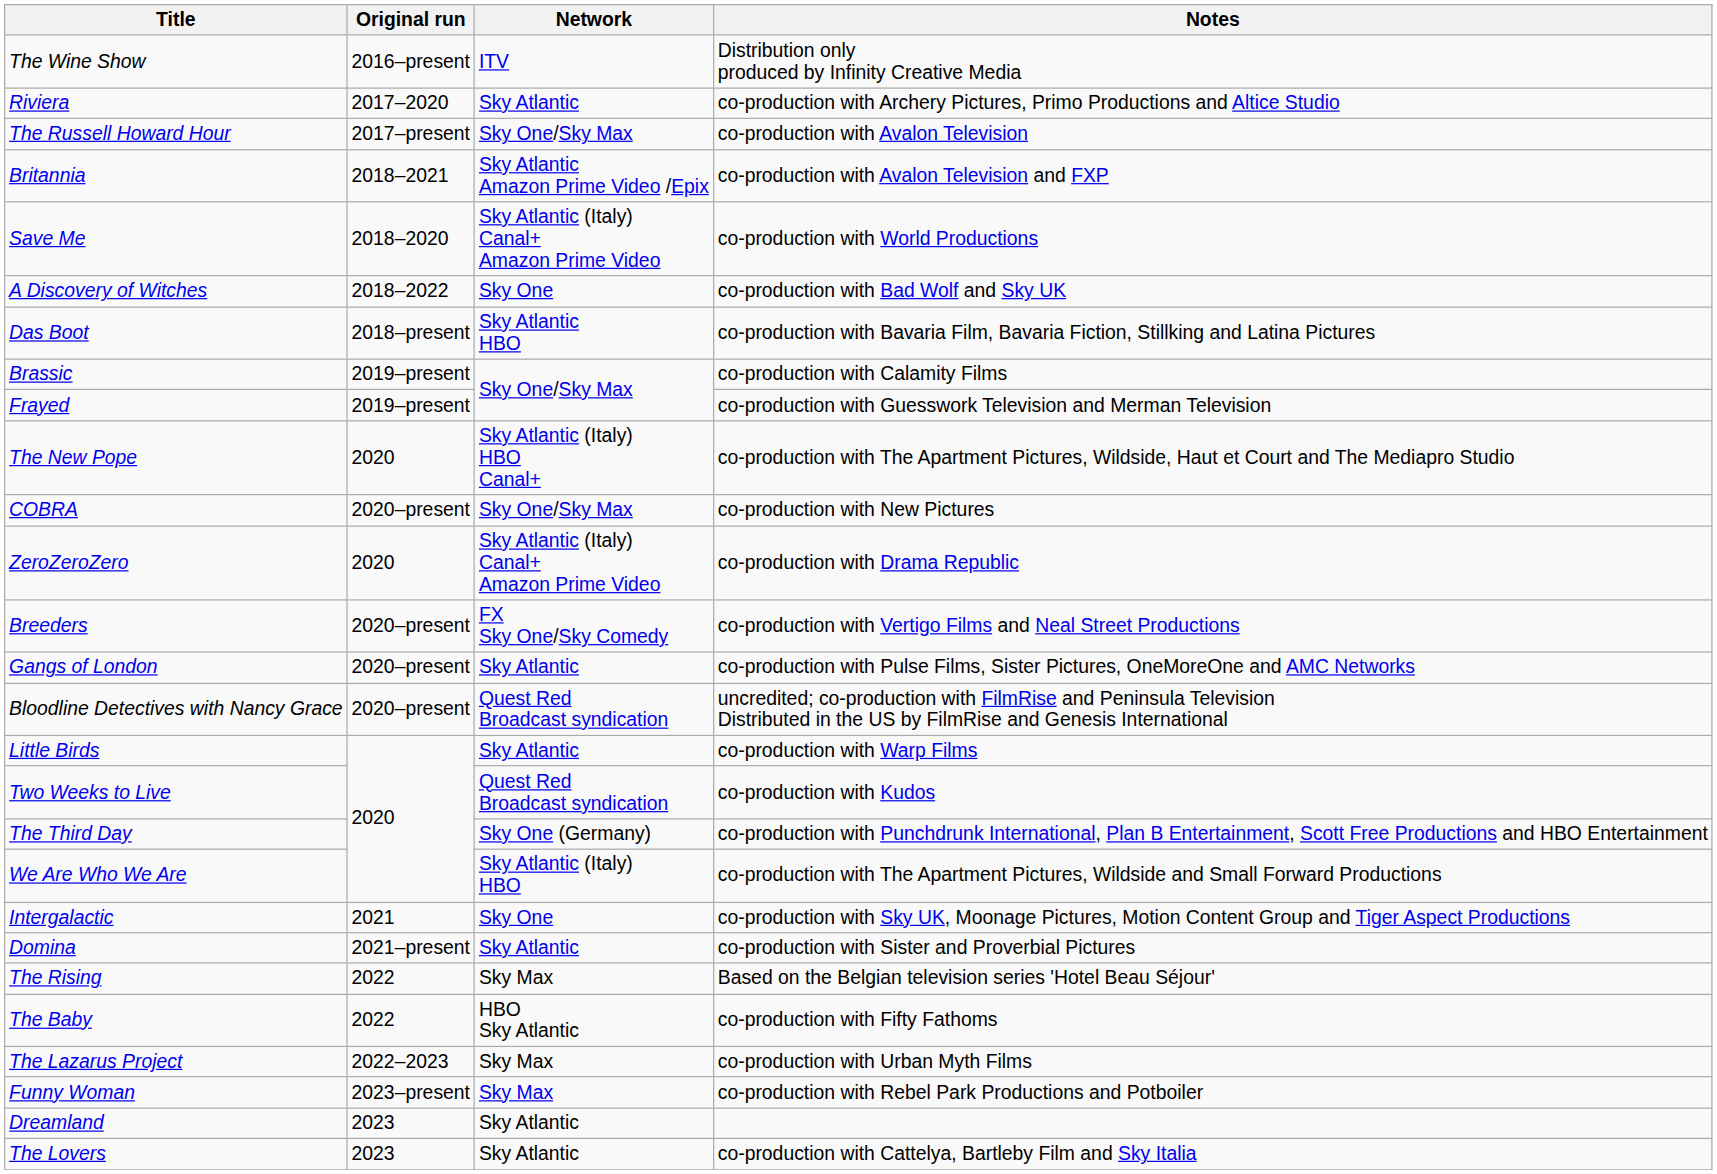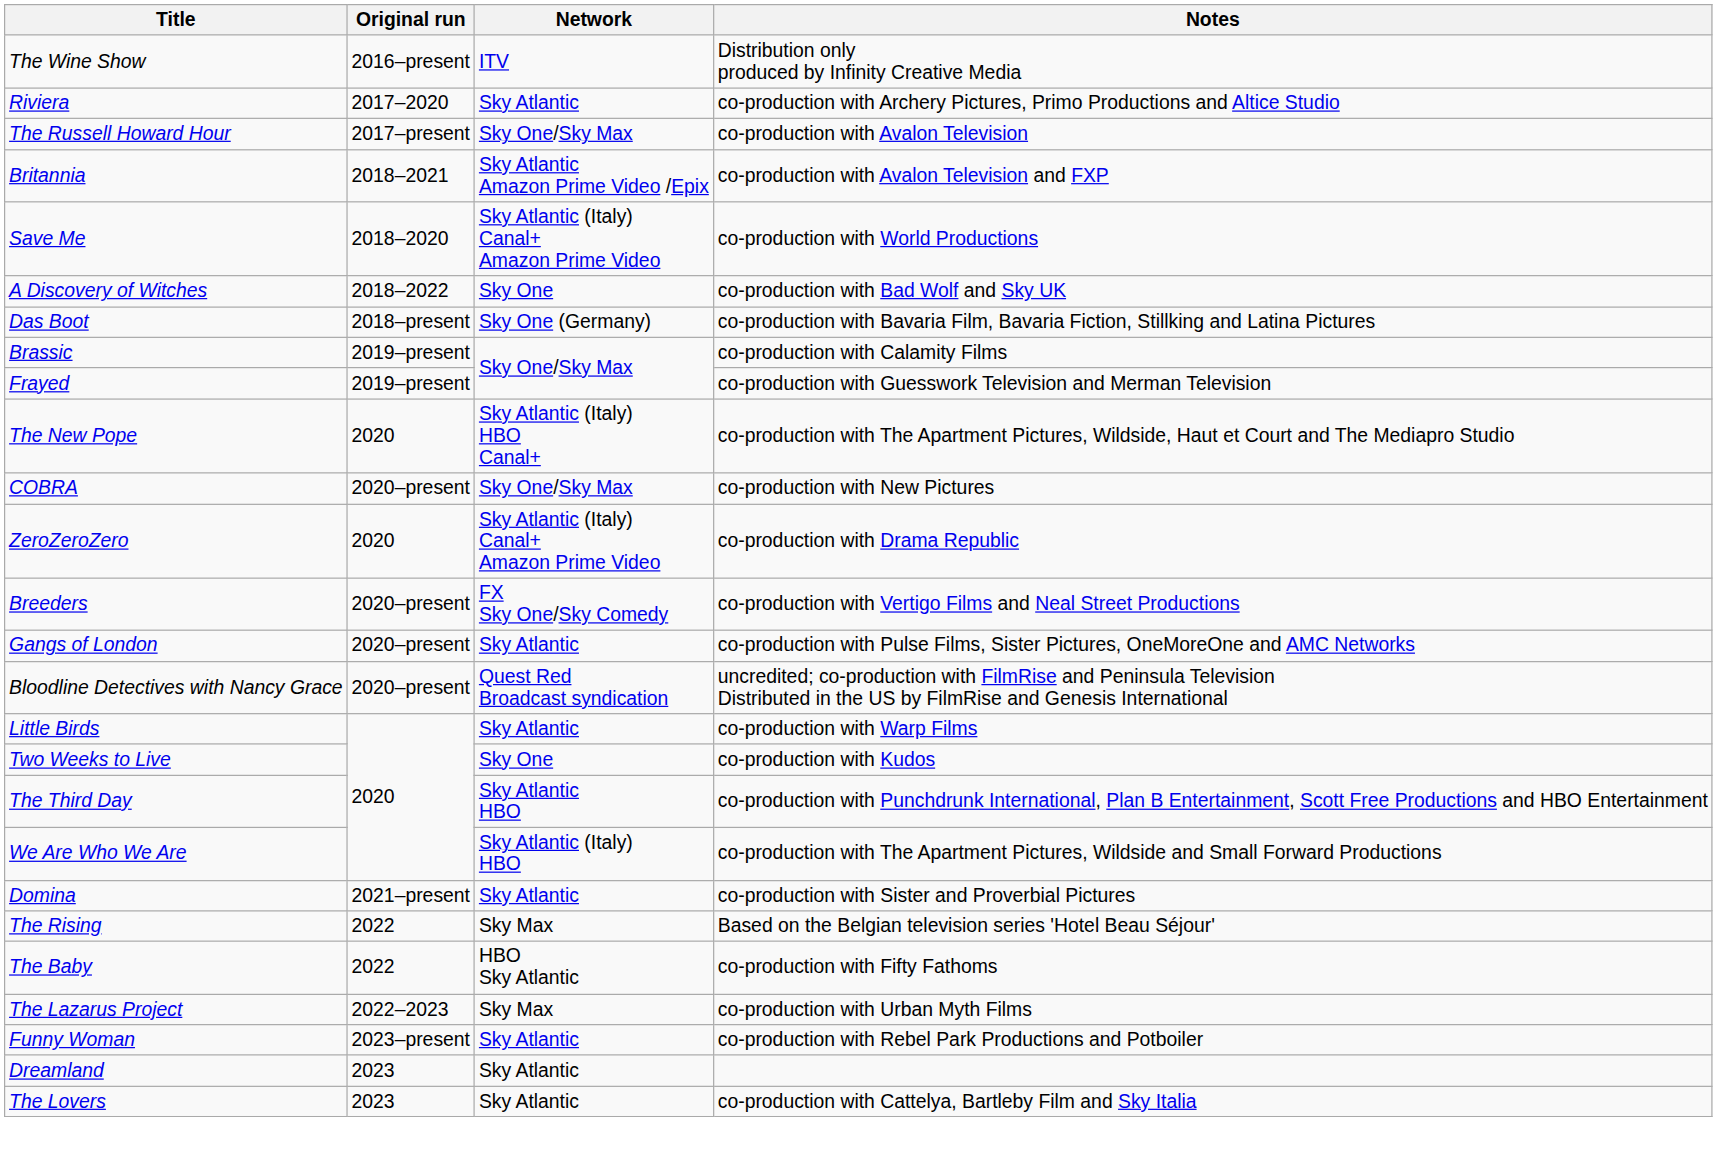(529, 332) Sky Atlantic HBO -> (565, 321) Sky One (Germany)
(574, 792) Quest Red Broadcast syndication -> (516, 759) Sky One
(565, 833) Sky One (Germany) -> (529, 801) Sky Atlantic HBO
- row: (61, 917)
(516, 1092) Sky Max -> (529, 1039) Sky Atlantic
